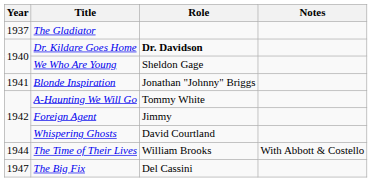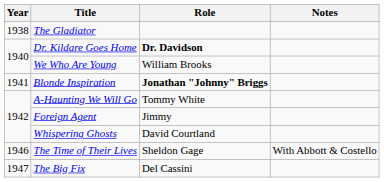(18, 30) 1937 -> (18, 30) 1938
(173, 64) Sheldon Gage -> (177, 64) William Brooks
(199, 82) normal -> (205, 82) bold
(18, 151) 1944 -> (18, 151) 1946
(177, 151) William Brooks -> (173, 151) Sheldon Gage
